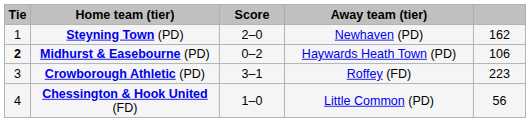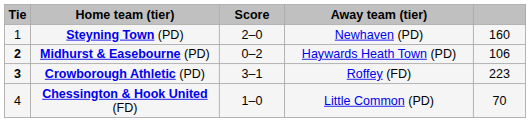(499, 35) 162 -> (499, 35) 160
(17, 74) normal -> (17, 74) bold
(499, 101) 56 -> (499, 101) 70
